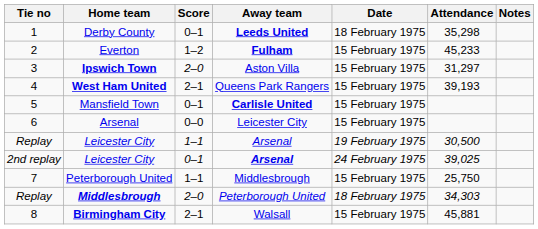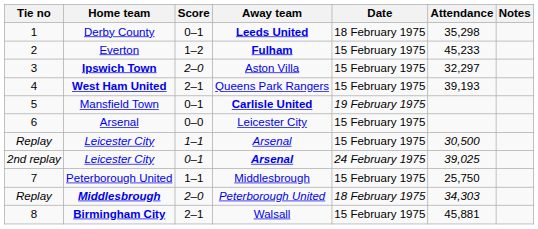(462, 68) 31,297 -> (462, 68) 32,297
(380, 104) 15 February 1975 -> (380, 104) 19 February 1975
(380, 141) 19 February 1975 -> (380, 141) 15 February 1975
